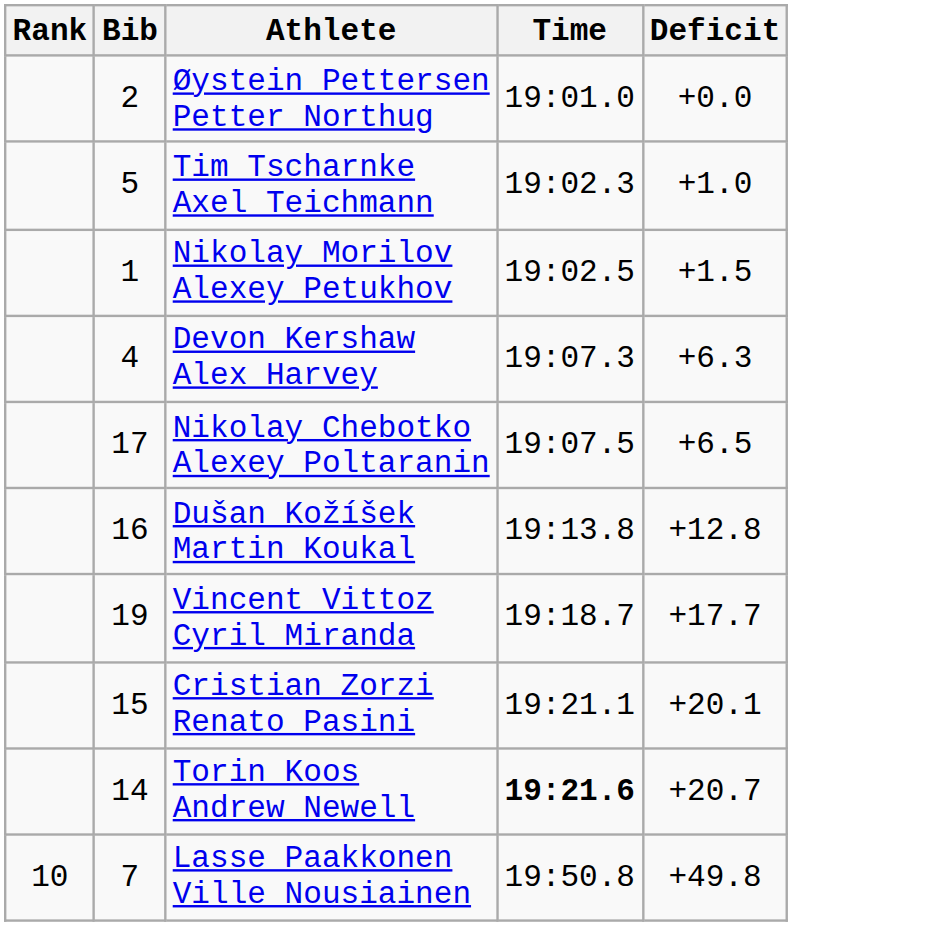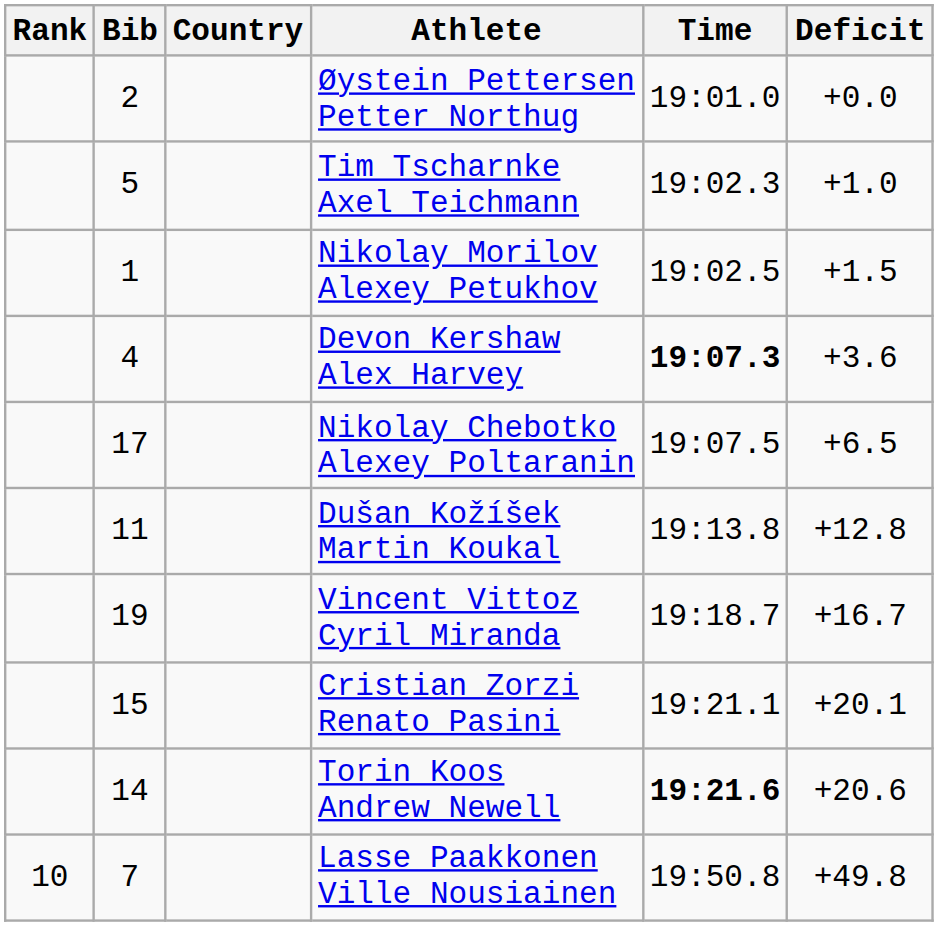+ column: (238, 31)
(570, 359) normal -> (715, 359) bold
(715, 359) +6.3 -> (860, 359) +3.6
(130, 532) 16 -> (130, 532) 11
(715, 618) +17.7 -> (860, 618) +16.7
(715, 791) +20.7 -> (860, 791) +20.6
